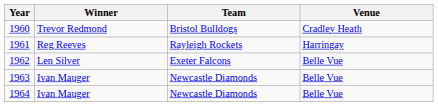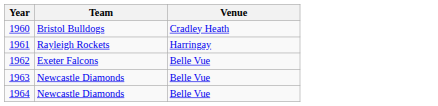- column: (101, 12)
